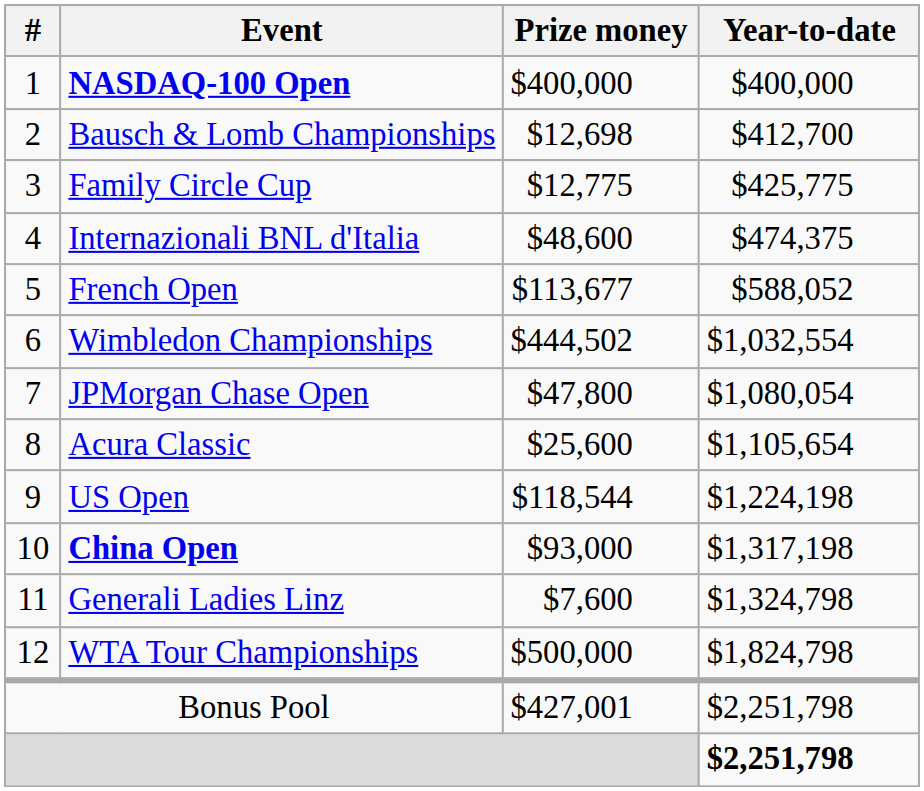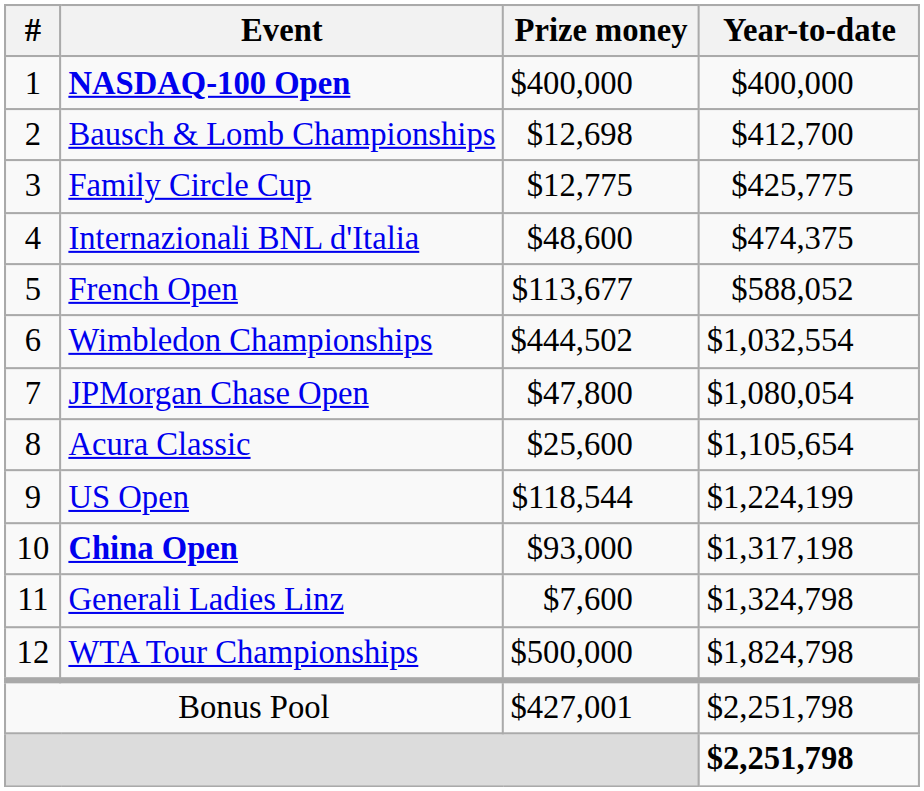(780, 496) $1,224,198 -> (780, 496) $1,224,199
